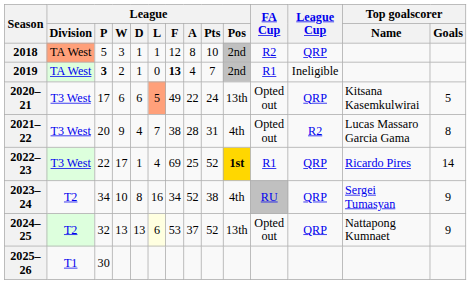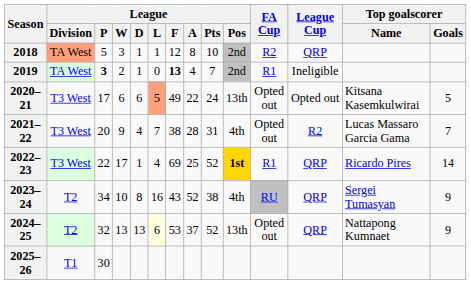(315, 98) QRP -> (315, 98) Opted out
(448, 131) 8 -> (448, 131) 7
(175, 197) 34 -> (175, 197) 43
